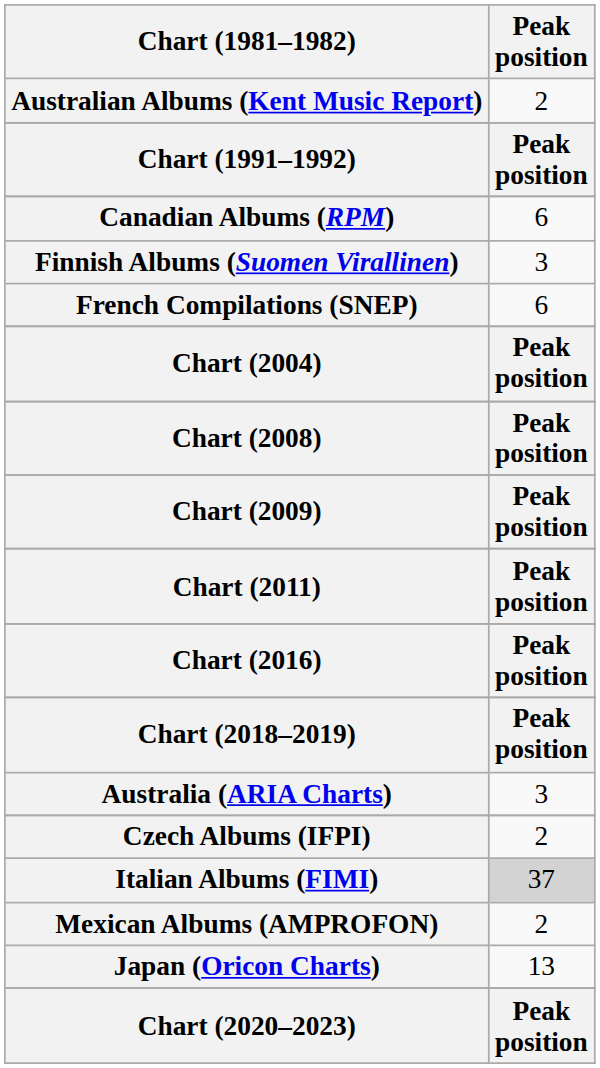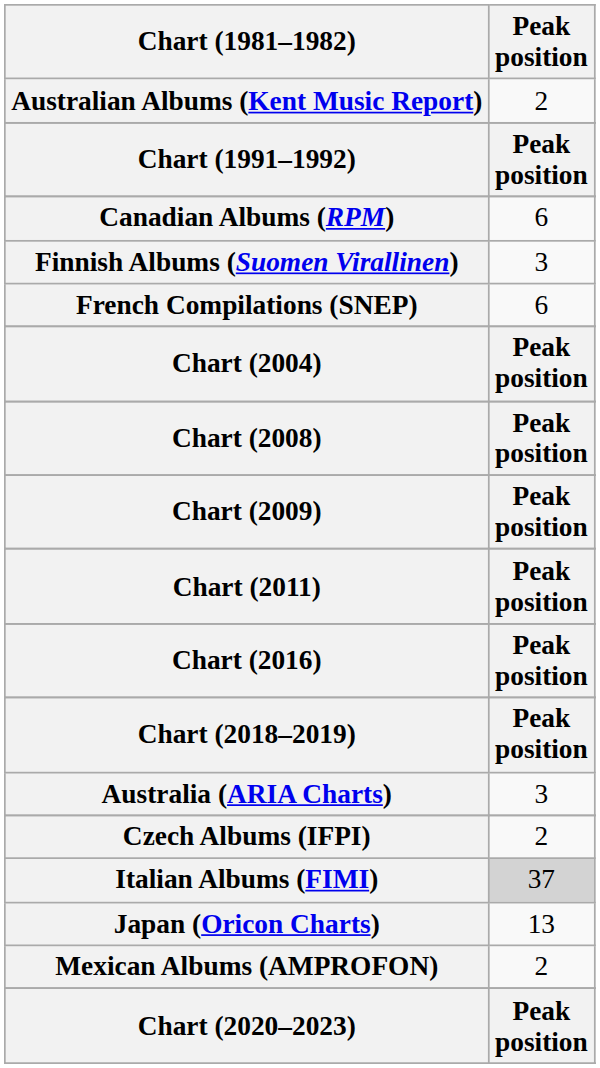rows swapped: (247, 966) <-> (247, 923)
